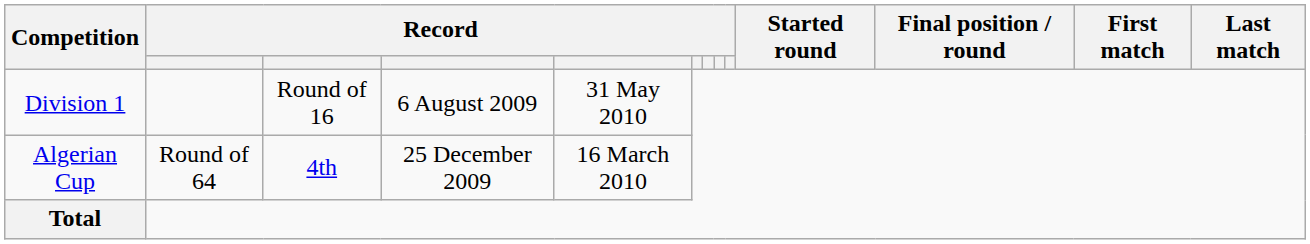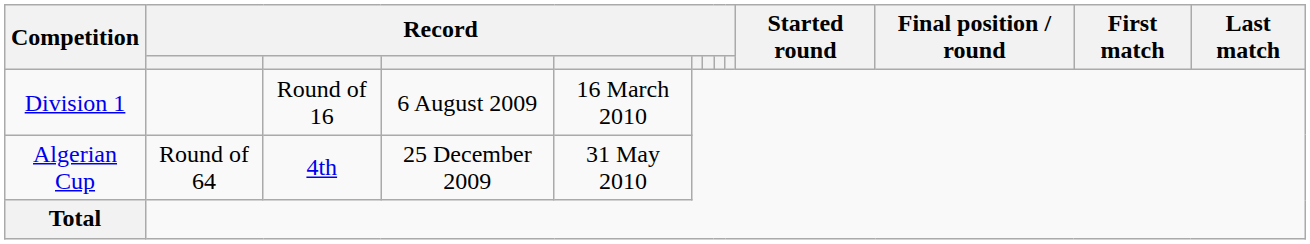(623, 102) 31 May 2010 -> (623, 102) 16 March 2010
(623, 167) 16 March 2010 -> (623, 167) 31 May 2010
